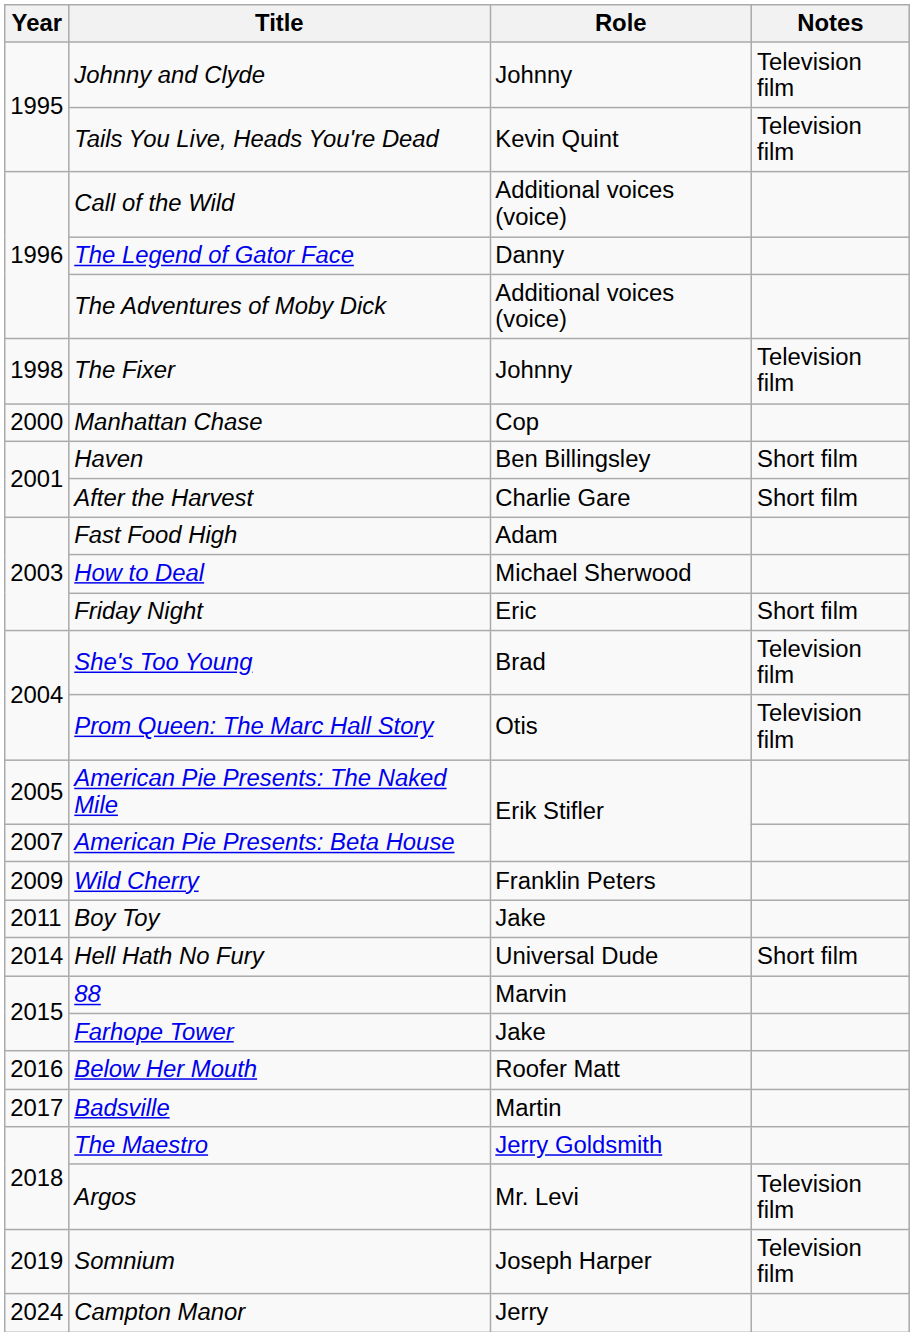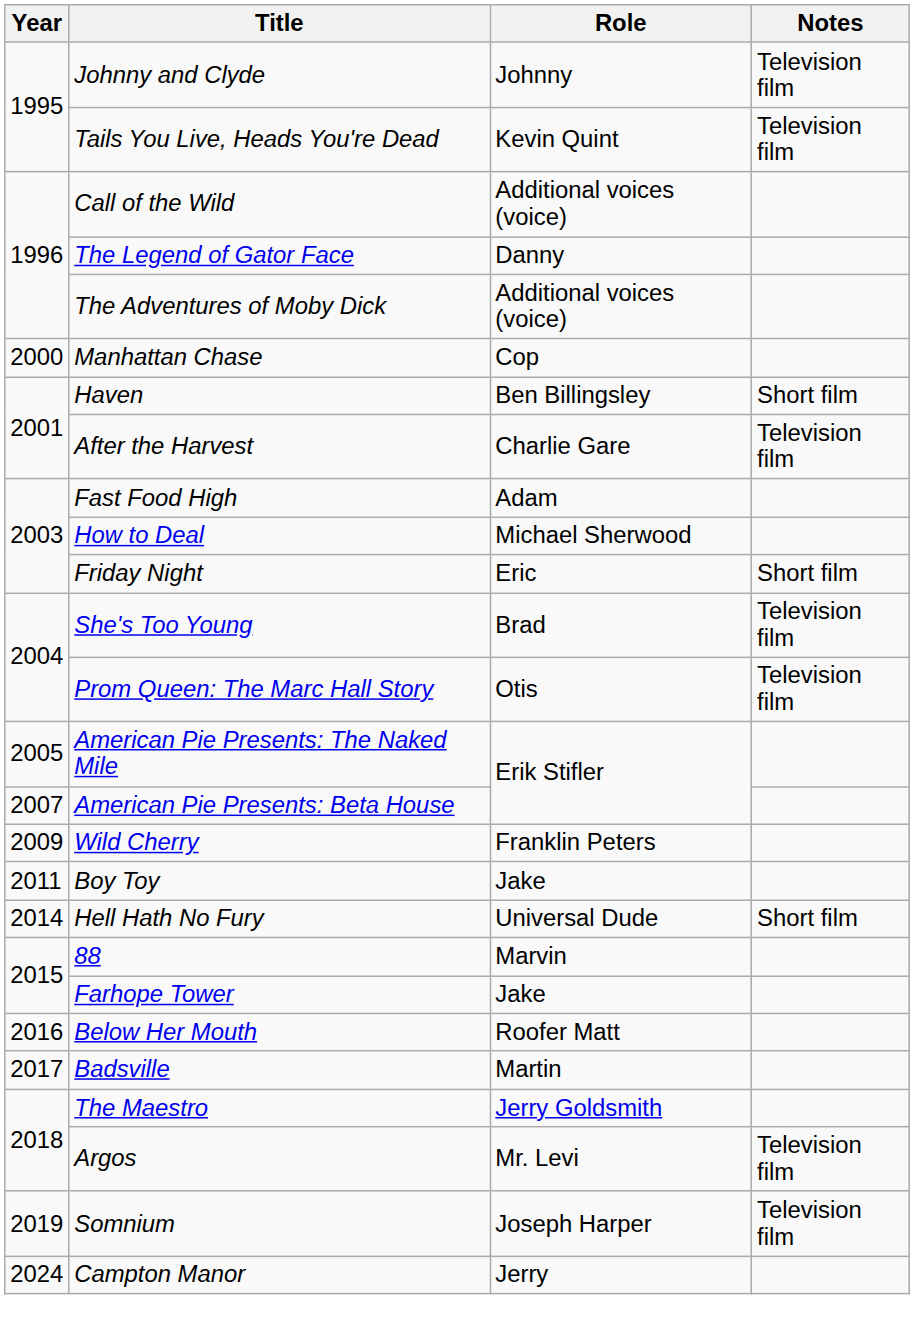- row: (125, 370)
(807, 497) Short film -> (809, 446) Television film
